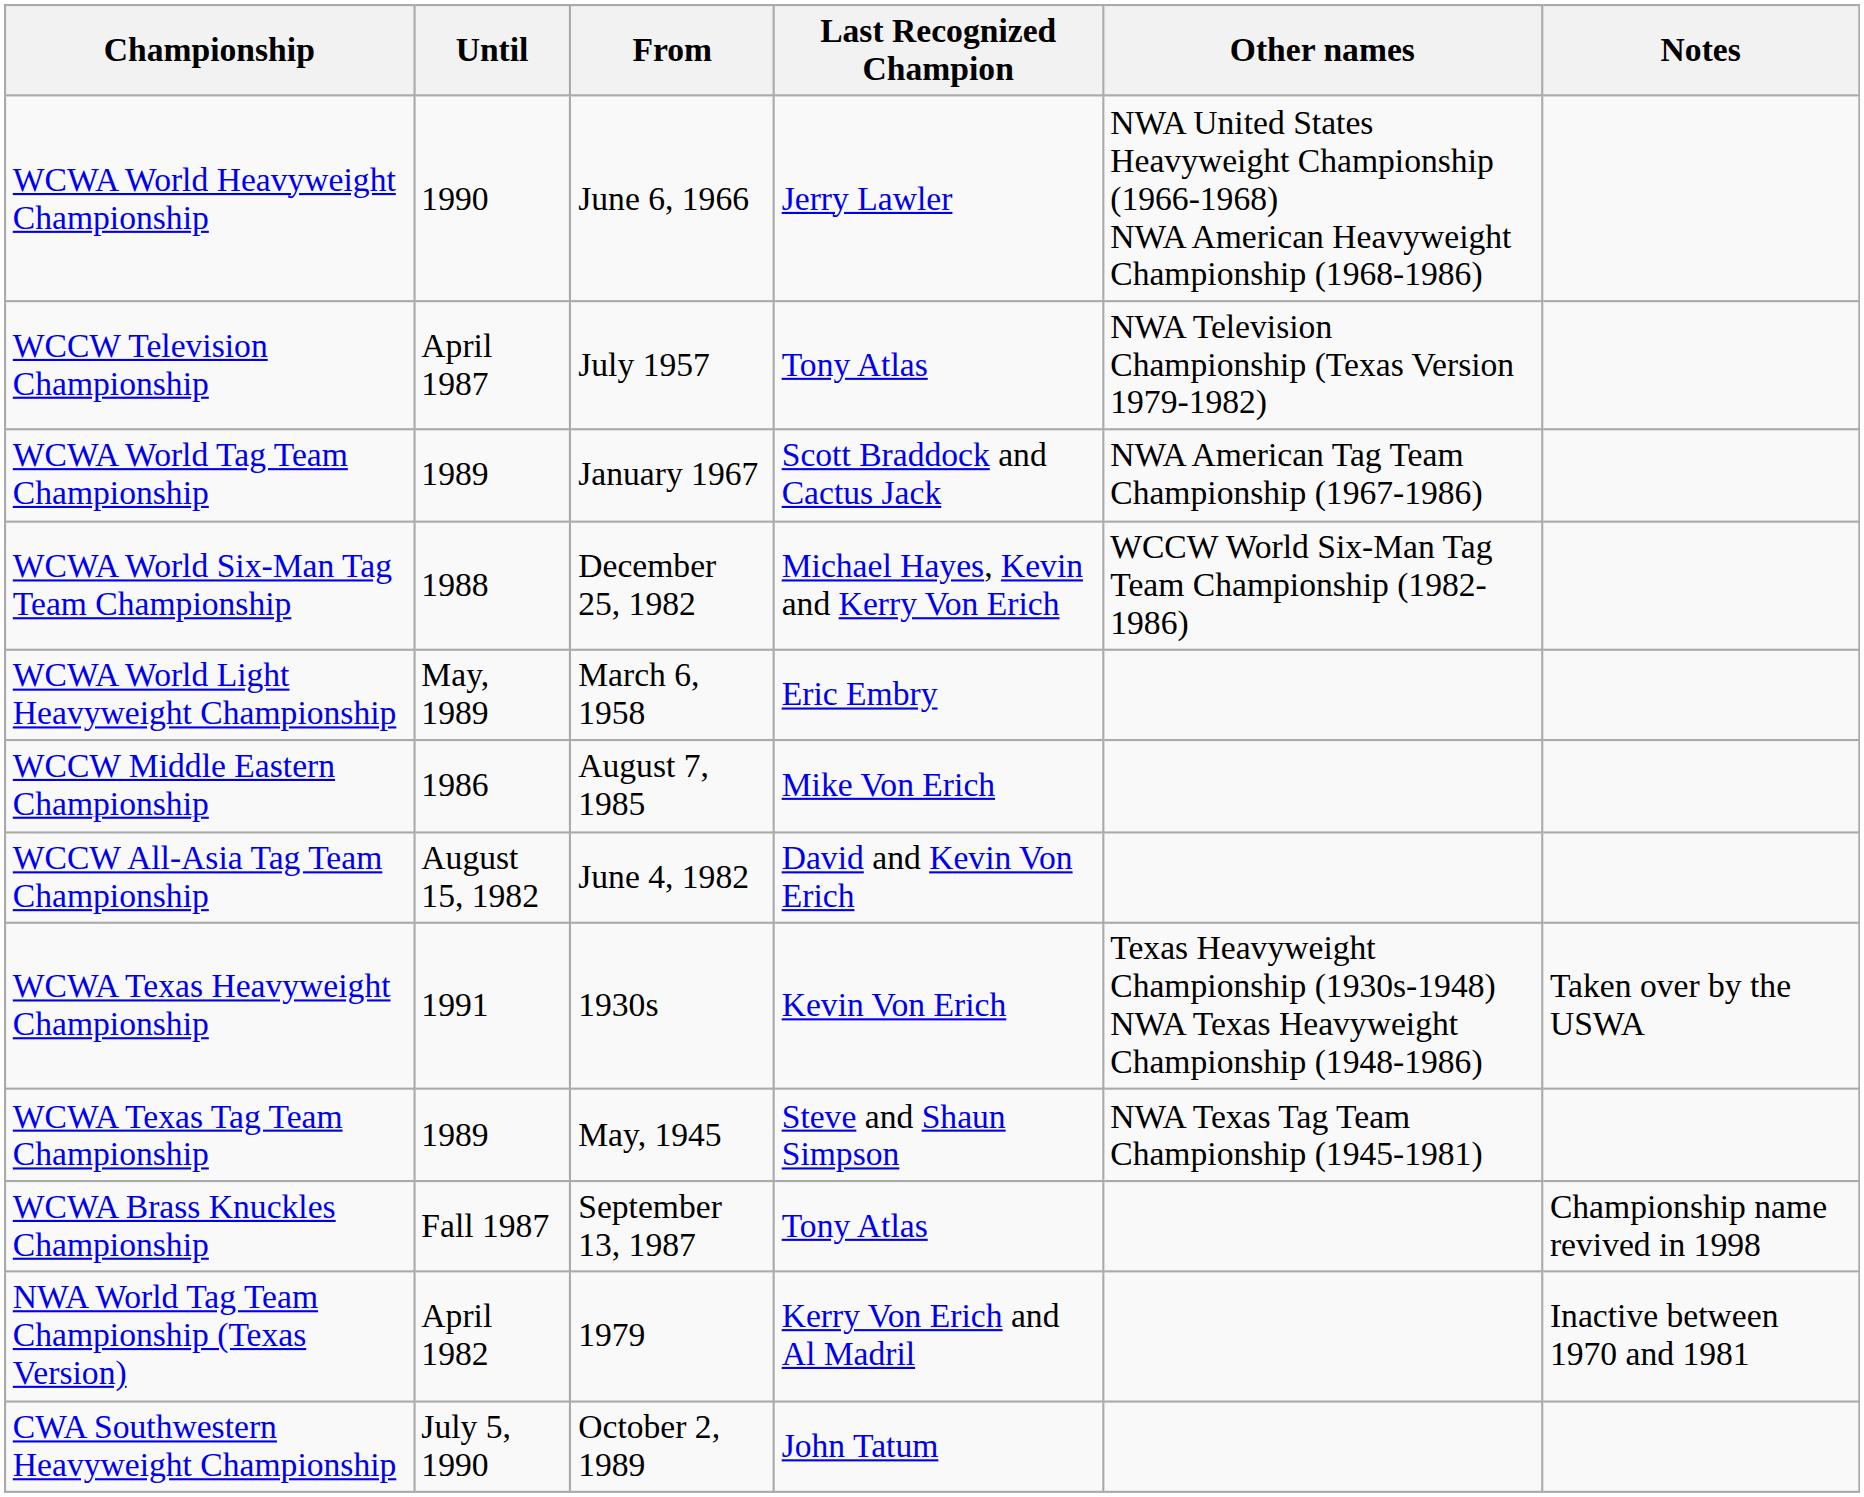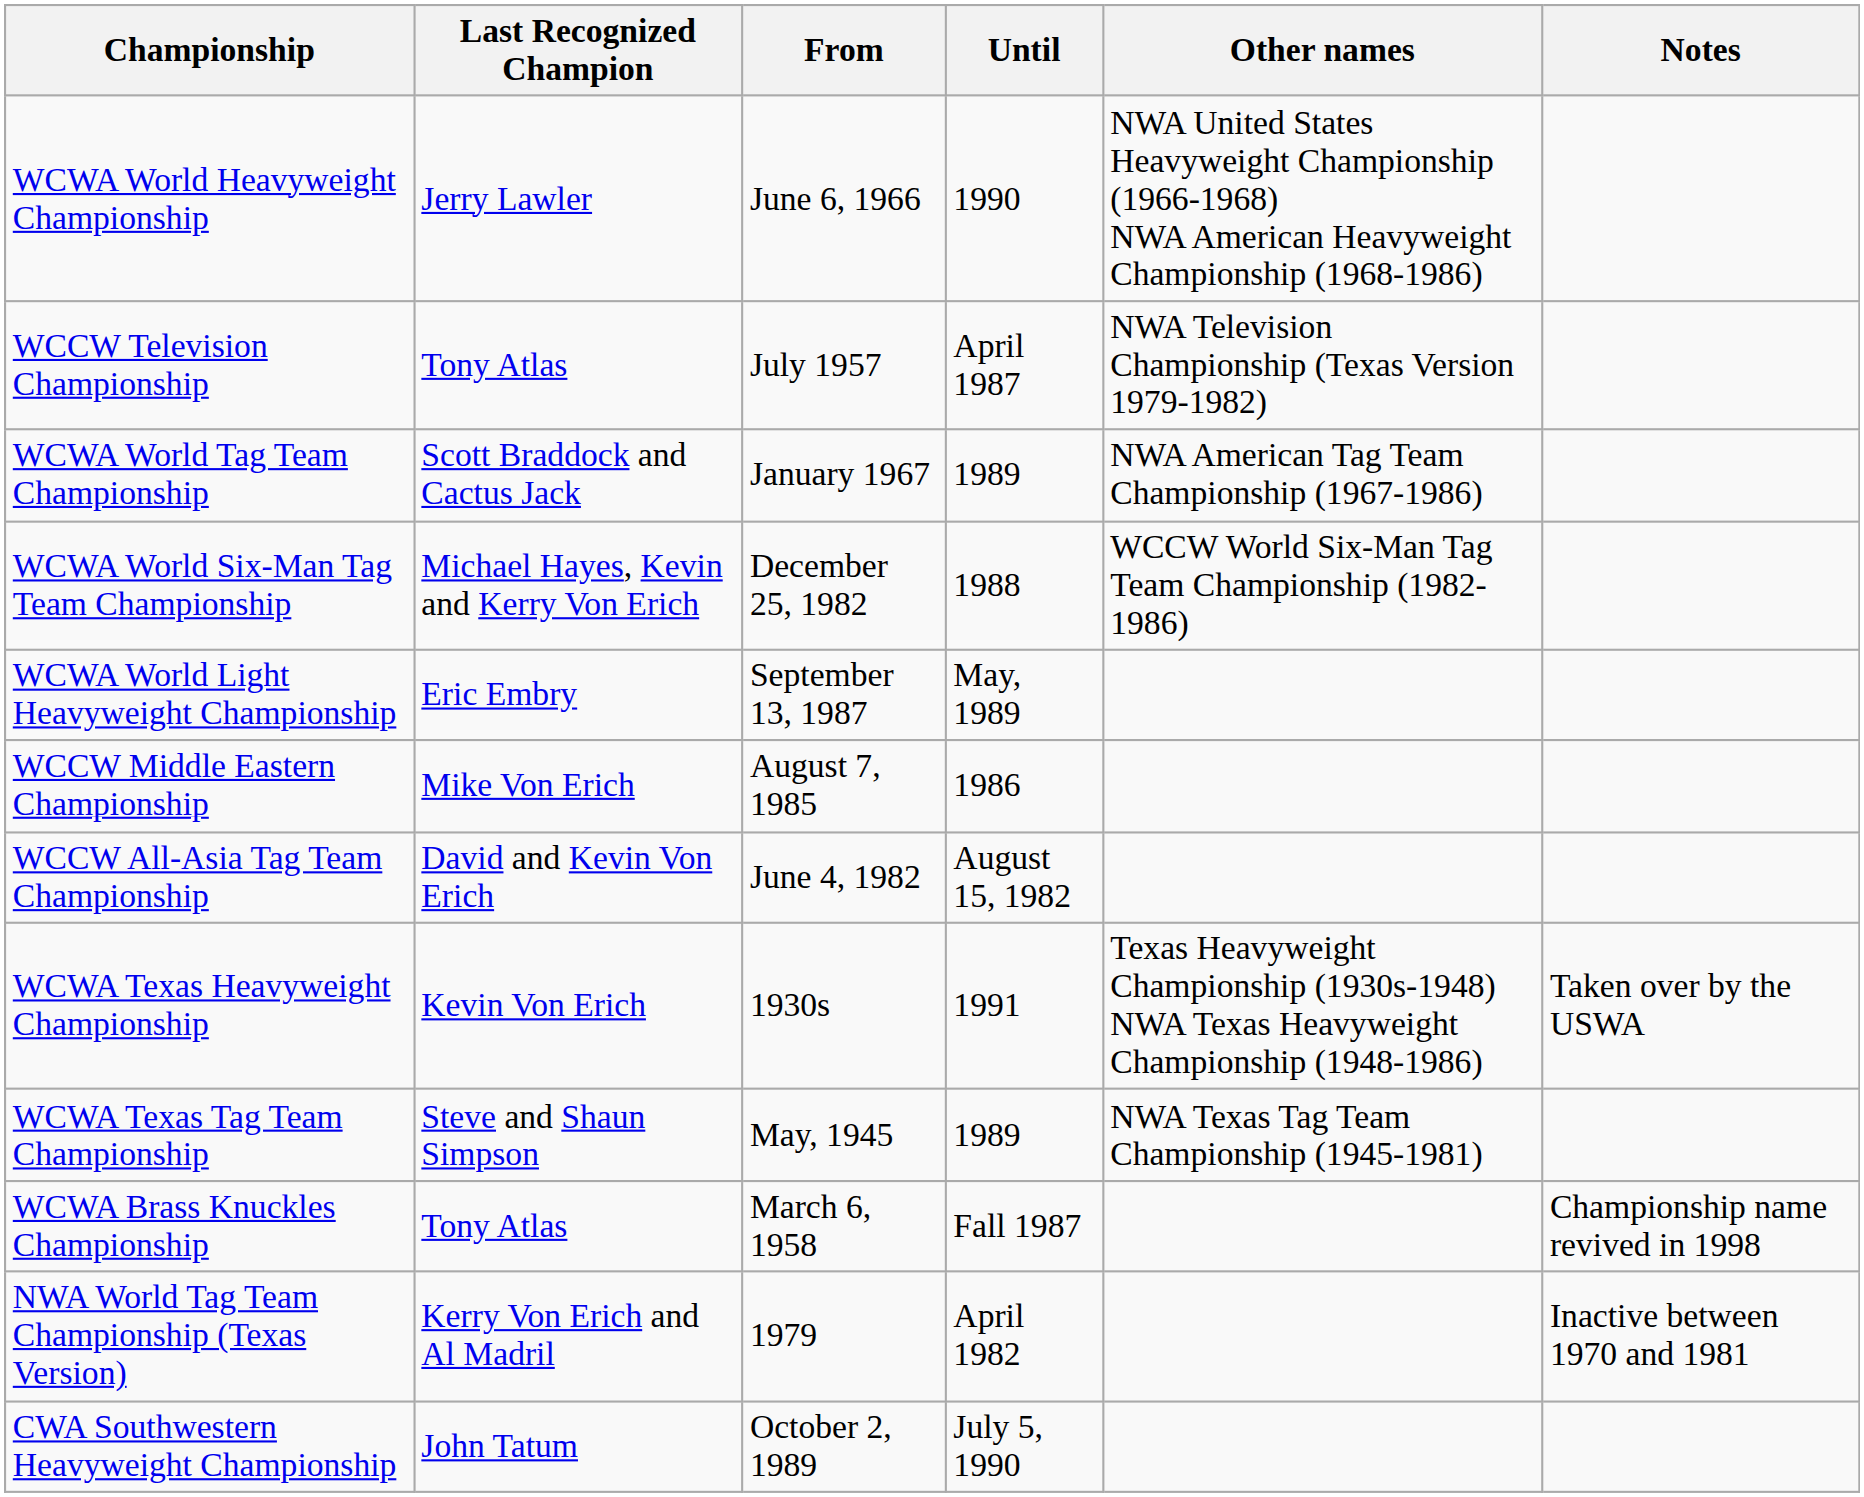columns swapped: (938, 50) <-> (492, 50)
(639, 694) March 6, 1958 -> (822, 694) September 13, 1987
(650, 1225) September 13, 1987 -> (811, 1225) March 6, 1958
